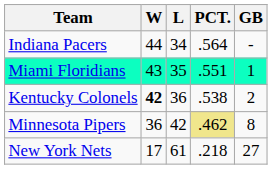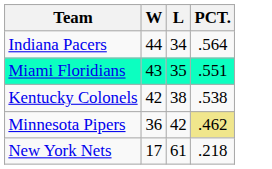- column: (251, 17)
(154, 97) bold -> (154, 97) normal
(178, 97) 36 -> (178, 97) 38
